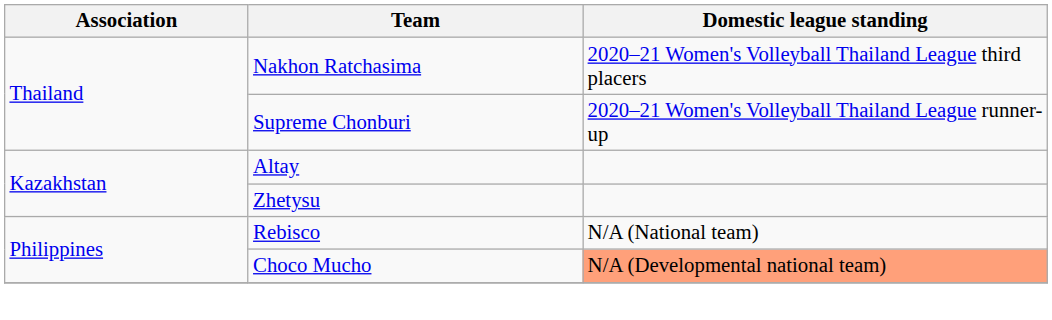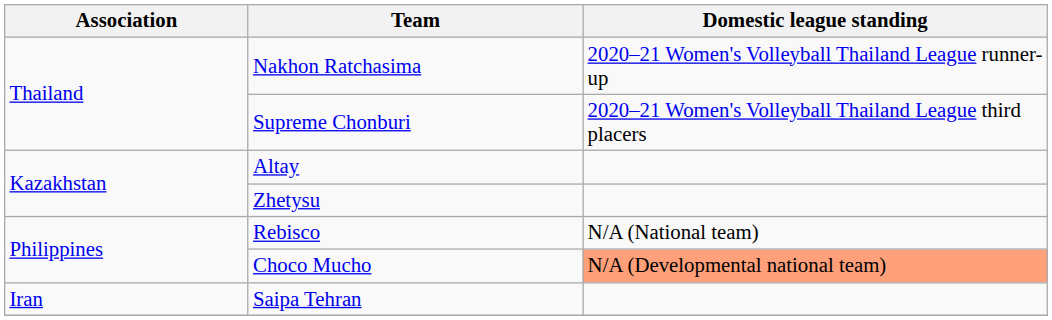(804, 65) 2020–21 Women's Volleyball Thailand League third placers -> (815, 65) 2020–21 Women's Volleyball Thailand League runner-up
(815, 122) 2020–21 Women's Volleyball Thailand League runner-up -> (804, 122) 2020–21 Women's Volleyball Thailand League third placers
+ row: (307, 298)
